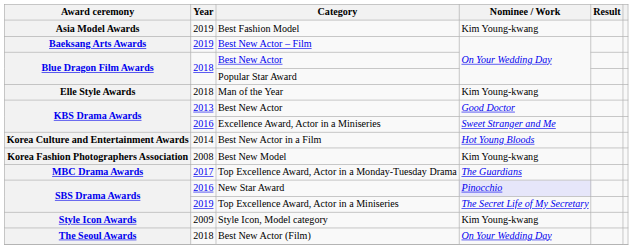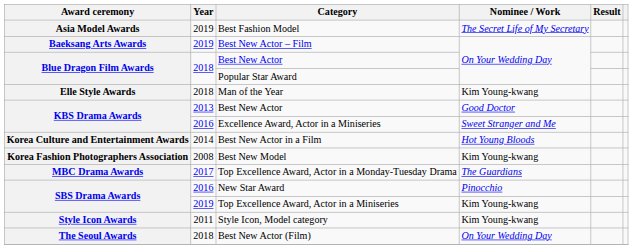(500, 28) Kim Young-kwang -> (525, 28) The Secret Life of My Secretary
(482, 188) lavender background -> (482, 188) no background
(525, 204) The Secret Life of My Secretary -> (500, 204) Kim Young-kwang
(203, 220) 2009 -> (203, 220) 2011
